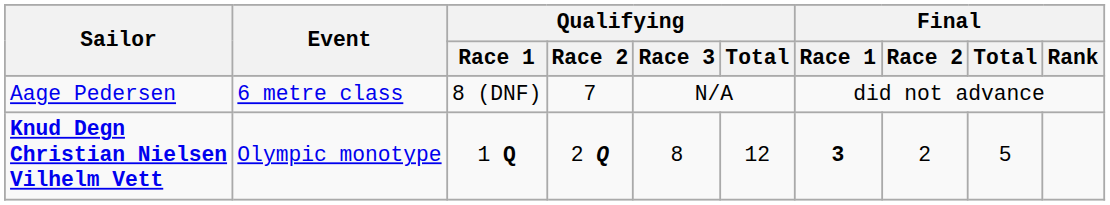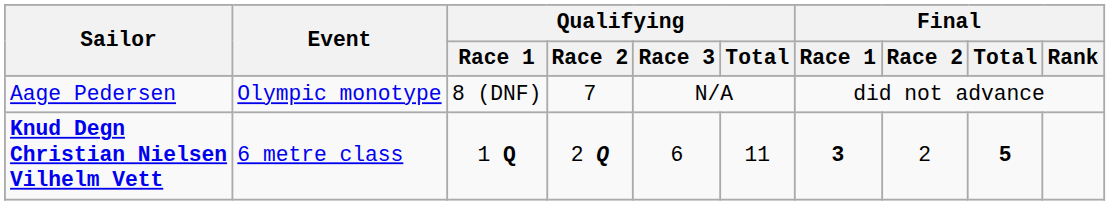(320, 94) 6 metre class -> (339, 94) Olympic monotype
(339, 155) Olympic monotype -> (320, 155) 6 metre class
(677, 155) 8 -> (677, 155) 6
(757, 155) 12 -> (757, 155) 11
(1005, 155) normal -> (1005, 155) bold
